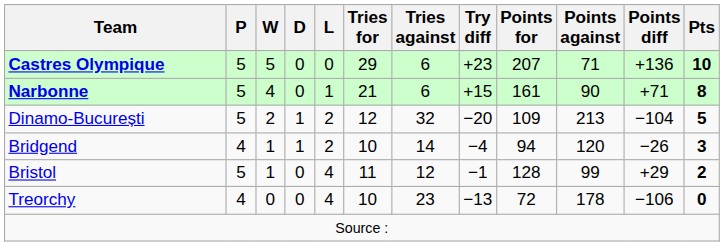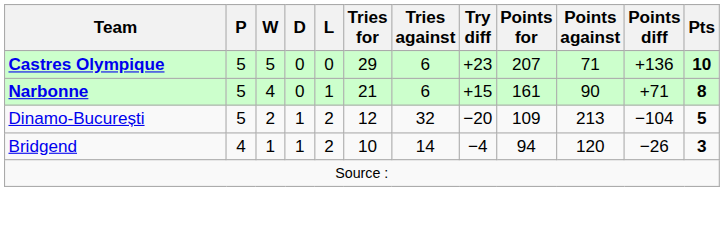- row: (32, 173)
- row: (42, 200)
